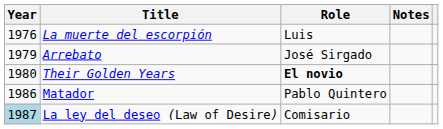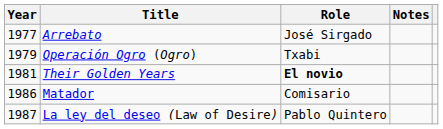- row: (127, 34)
(22, 54) 1979 -> (22, 34) 1977
+ row: (120, 54)
(22, 74) 1980 -> (22, 74) 1981
(335, 94) Pablo Quintero -> (317, 94) Comisario
(22, 114) lightblue background -> (22, 114) no background
(317, 114) Comisario -> (335, 114) Pablo Quintero
